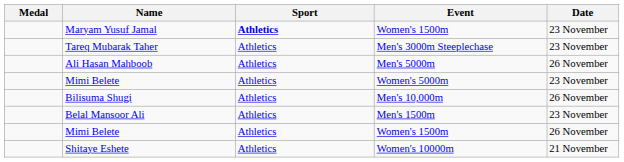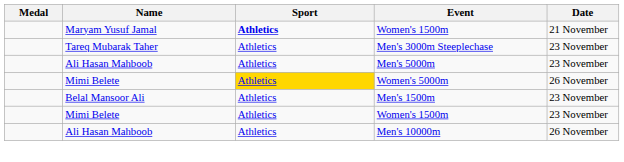(578, 30) 23 November -> (578, 30) 21 November
(578, 64) 26 November -> (578, 64) 23 November
(257, 81) no background -> (257, 81) gold background
(578, 81) 23 November -> (578, 81) 26 November
- row: (99, 98)
(578, 132) 26 November -> (578, 115) 23 November
- row: (97, 149)
+ row: (109, 132)
